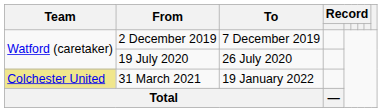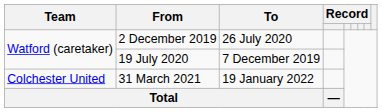(271, 39) 7 December 2019 -> (257, 39) 26 July 2020
(257, 59) 26 July 2020 -> (271, 59) 7 December 2019
(56, 78) khaki background -> (56, 78) no background
